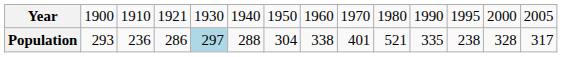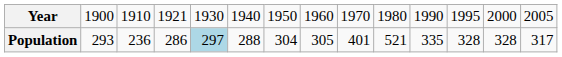(323, 39) 338 -> (323, 39) 305
(469, 39) 238 -> (469, 39) 328
